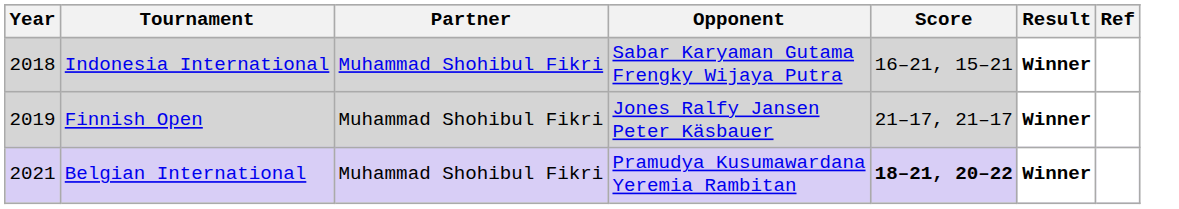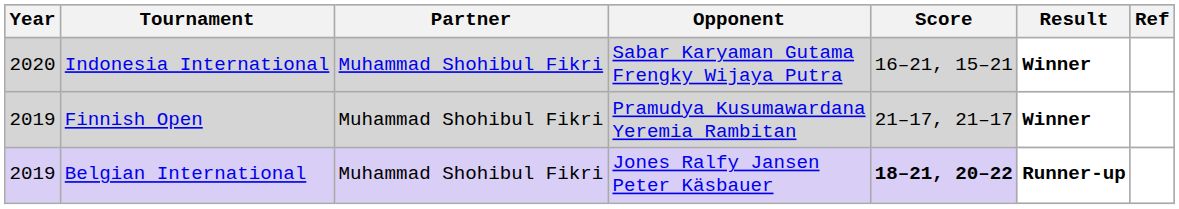(32, 64) 2018 -> (32, 64) 2020
(716, 120) Jones Ralfy Jansen Peter Käsbauer -> (739, 120) Pramudya Kusumawardana Yeremia Rambitan
(32, 175) 2021 -> (32, 175) 2019
(739, 175) Pramudya Kusumawardana Yeremia Rambitan -> (716, 175) Jones Ralfy Jansen Peter Käsbauer
(1057, 175) Winner -> (1074, 175) Runner-up
